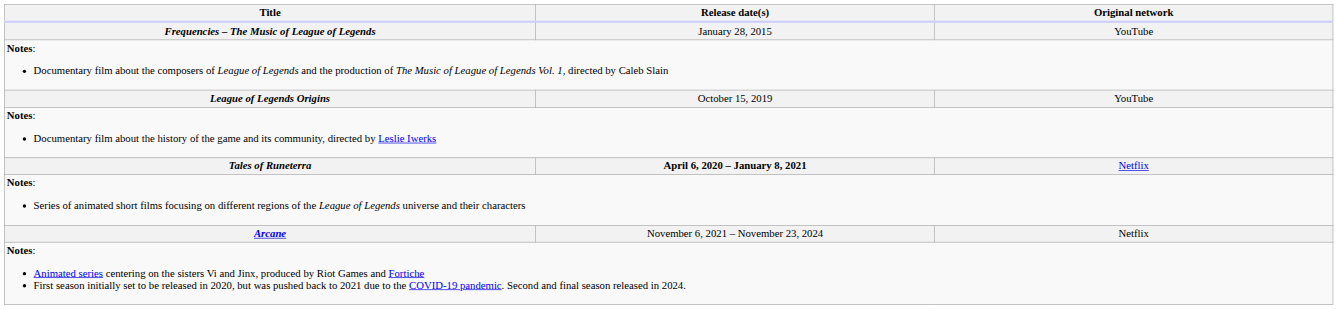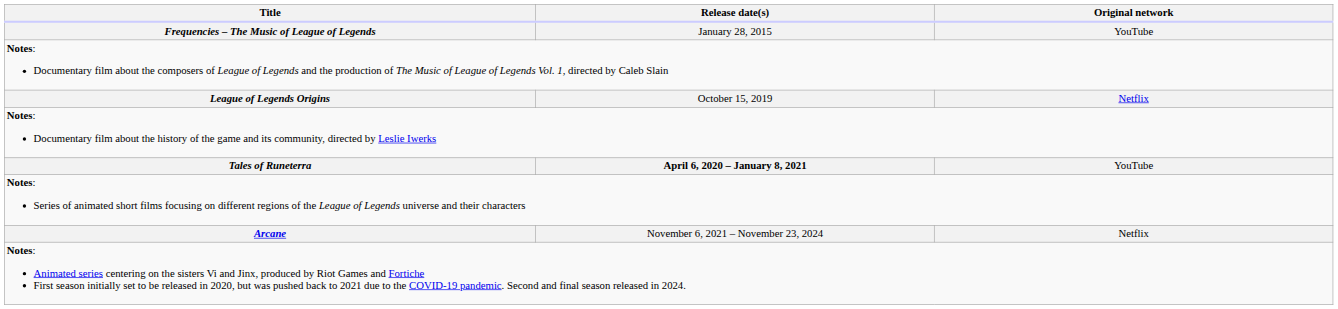(1134, 98) YouTube -> (1134, 98) Netflix
(1134, 166) Netflix -> (1134, 166) YouTube
